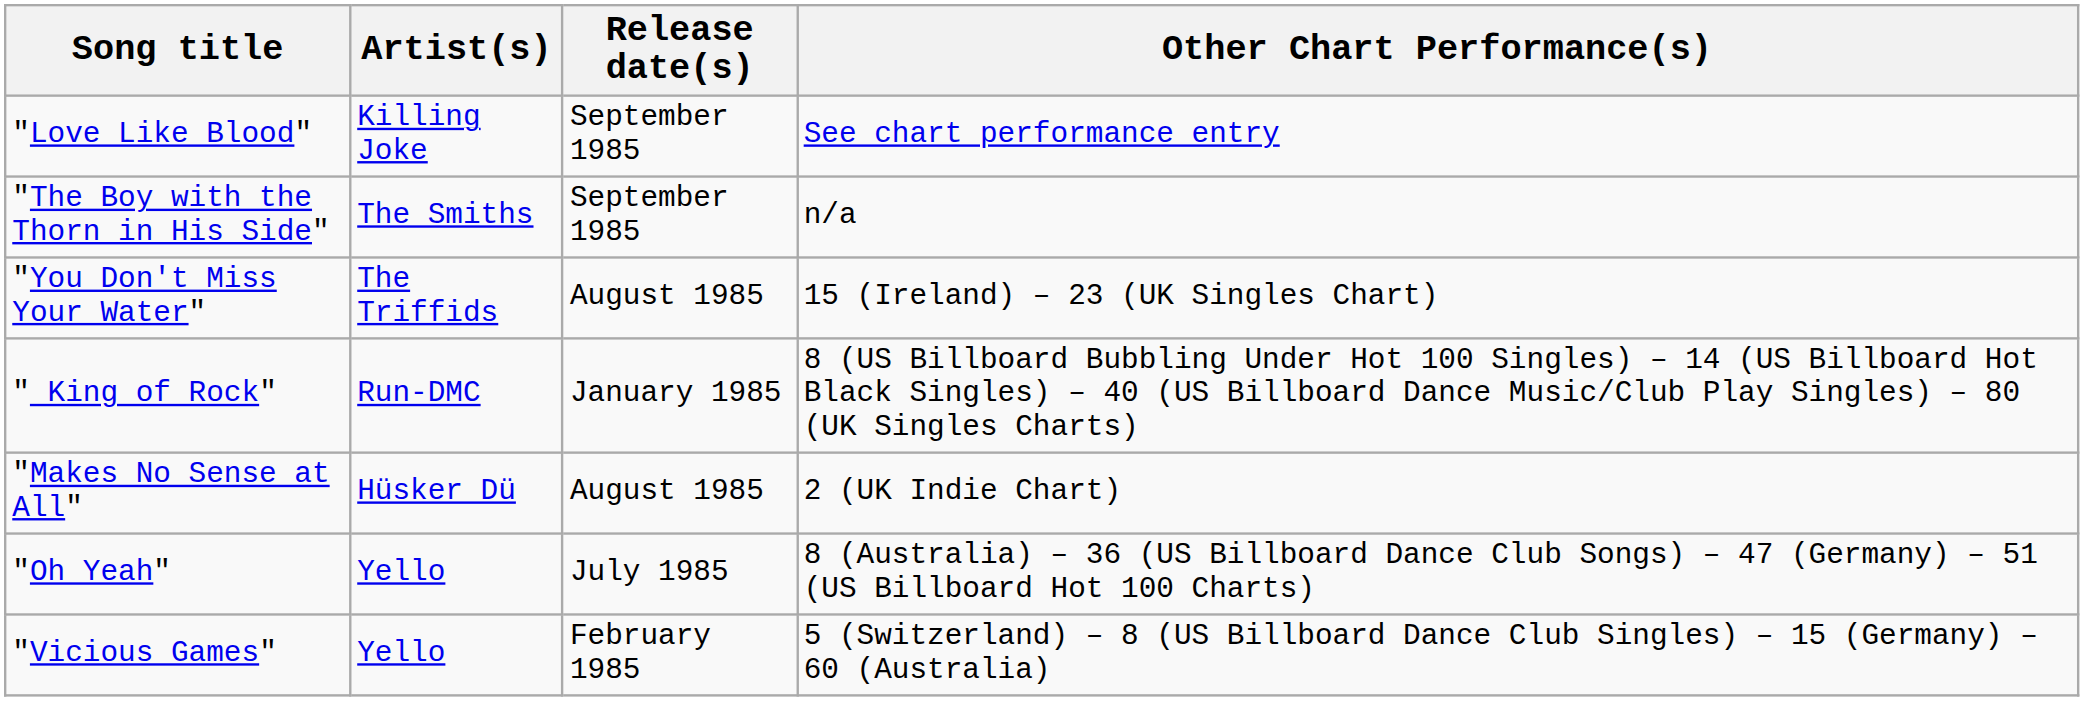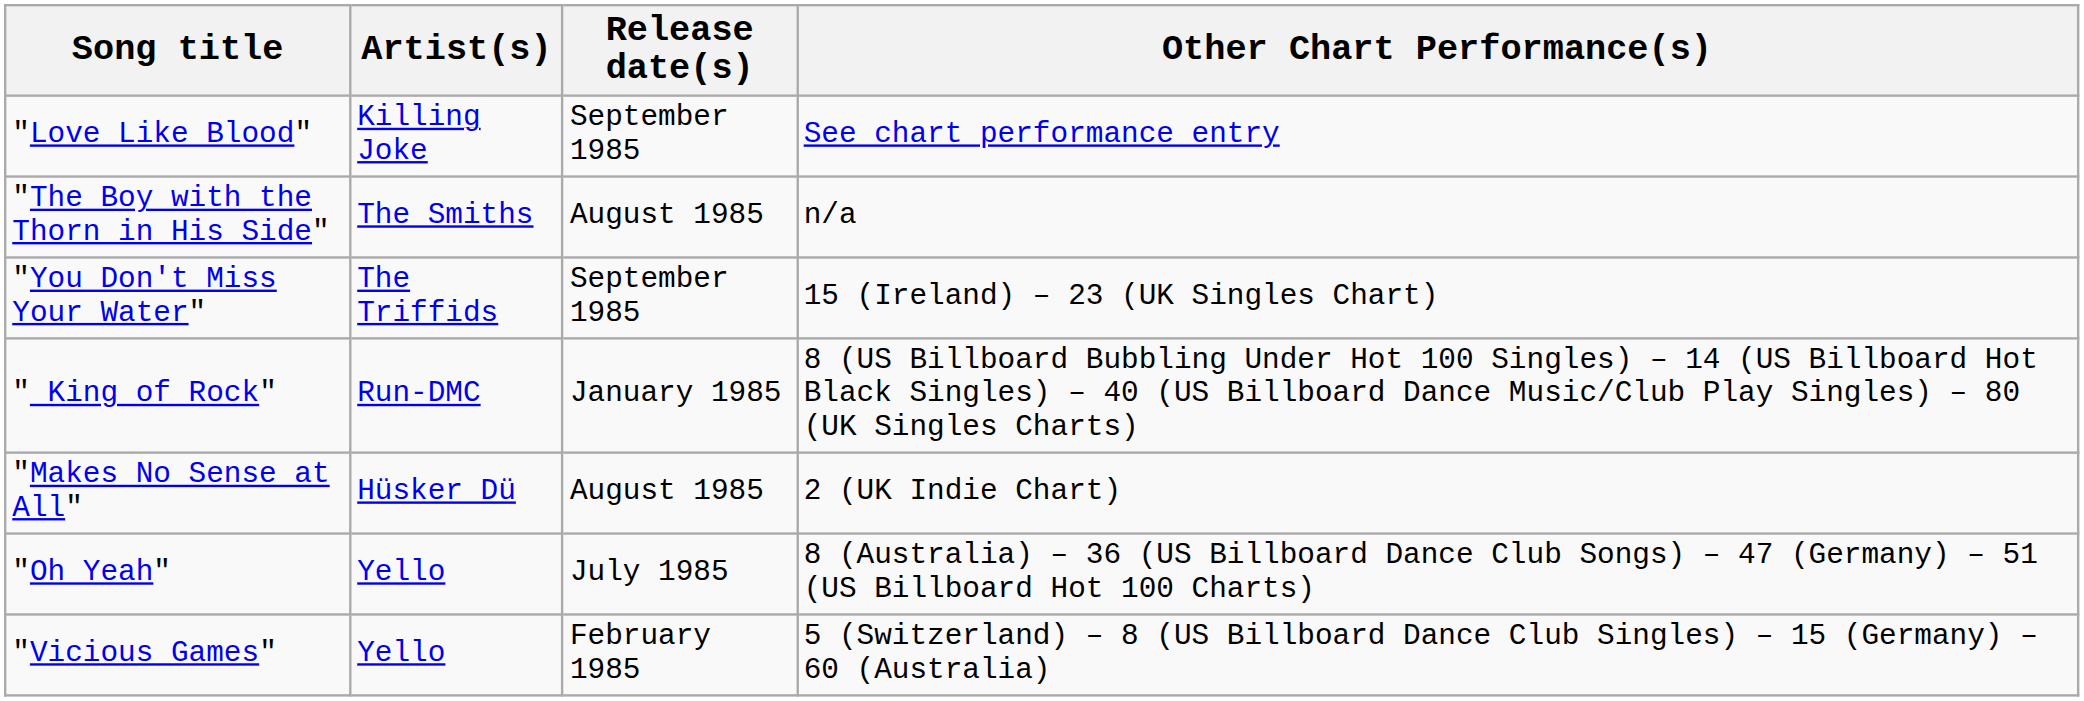(649, 217) September 1985 -> (667, 217) August 1985
(667, 298) August 1985 -> (649, 298) September 1985
